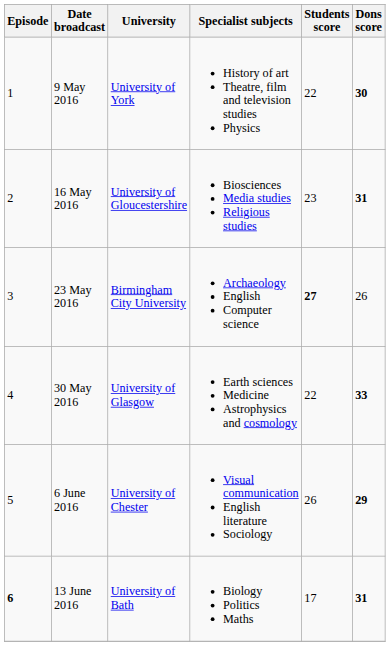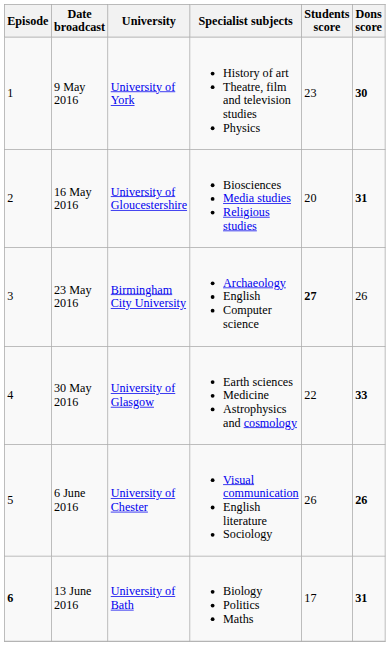(310, 93) 22 -> (310, 93) 23
(310, 198) 23 -> (310, 198) 20
(361, 500) 29 -> (361, 500) 26
